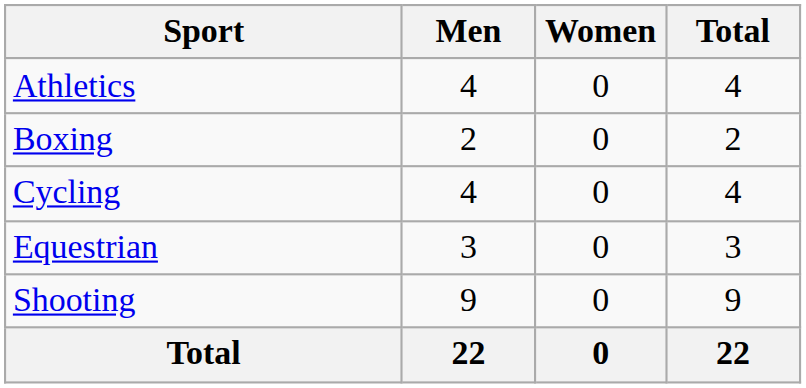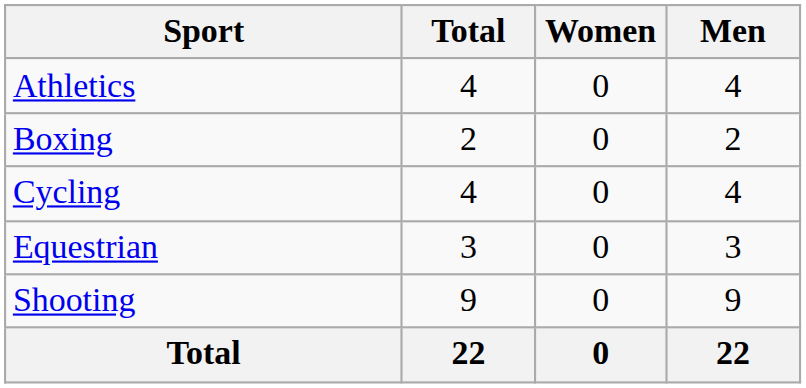columns swapped: (468, 31) <-> (733, 31)
